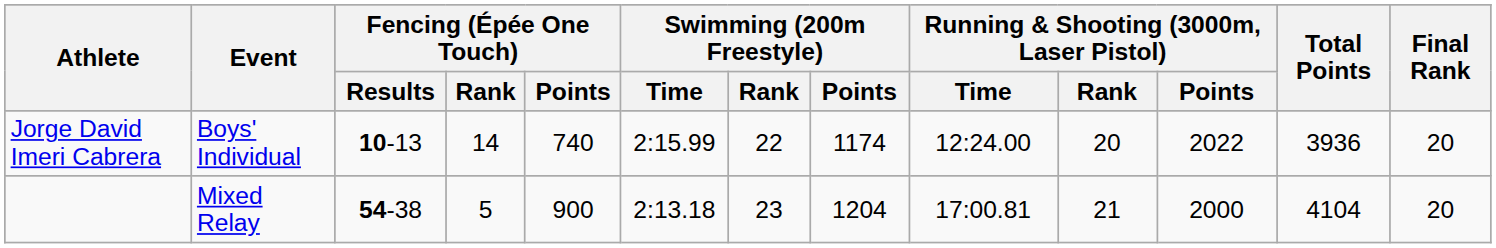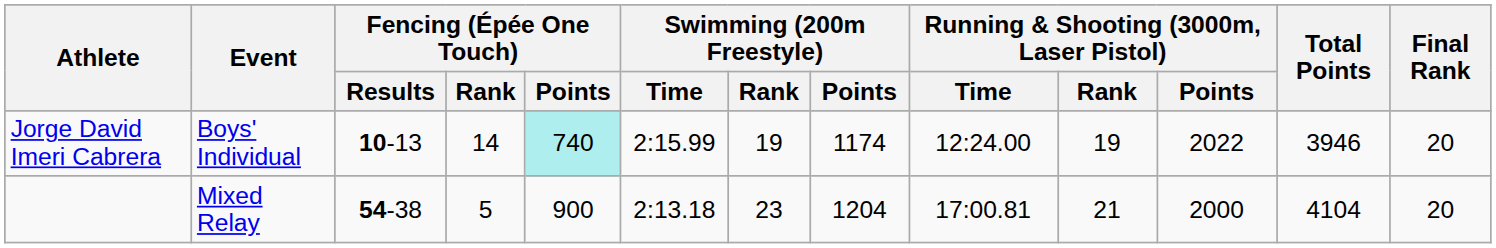(573, 144) no background -> (573, 144) paleturquoise background
(769, 144) 22 -> (769, 144) 19
(1107, 144) 20 -> (1107, 144) 19
(1334, 144) 3936 -> (1334, 144) 3946
